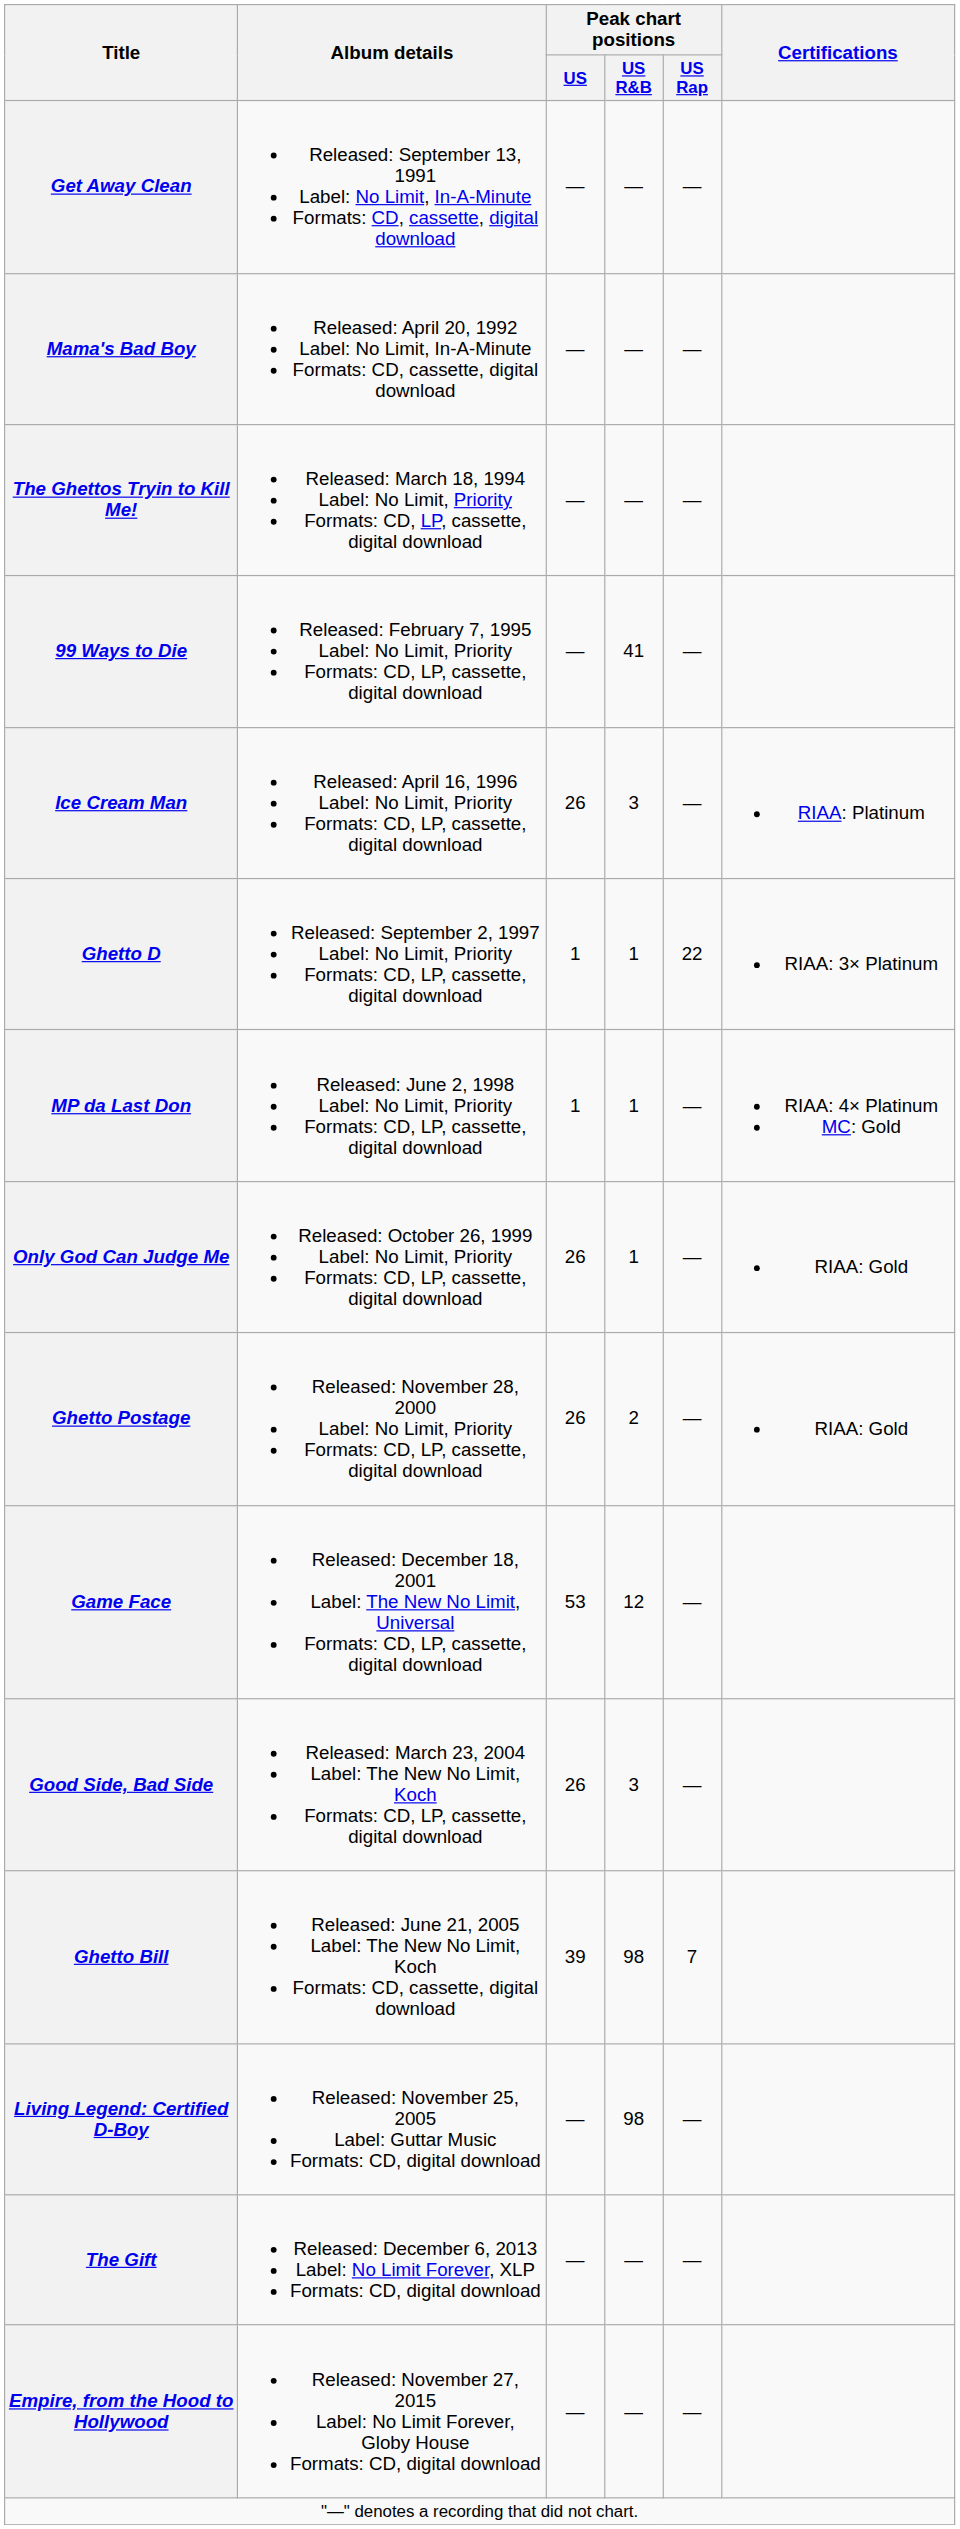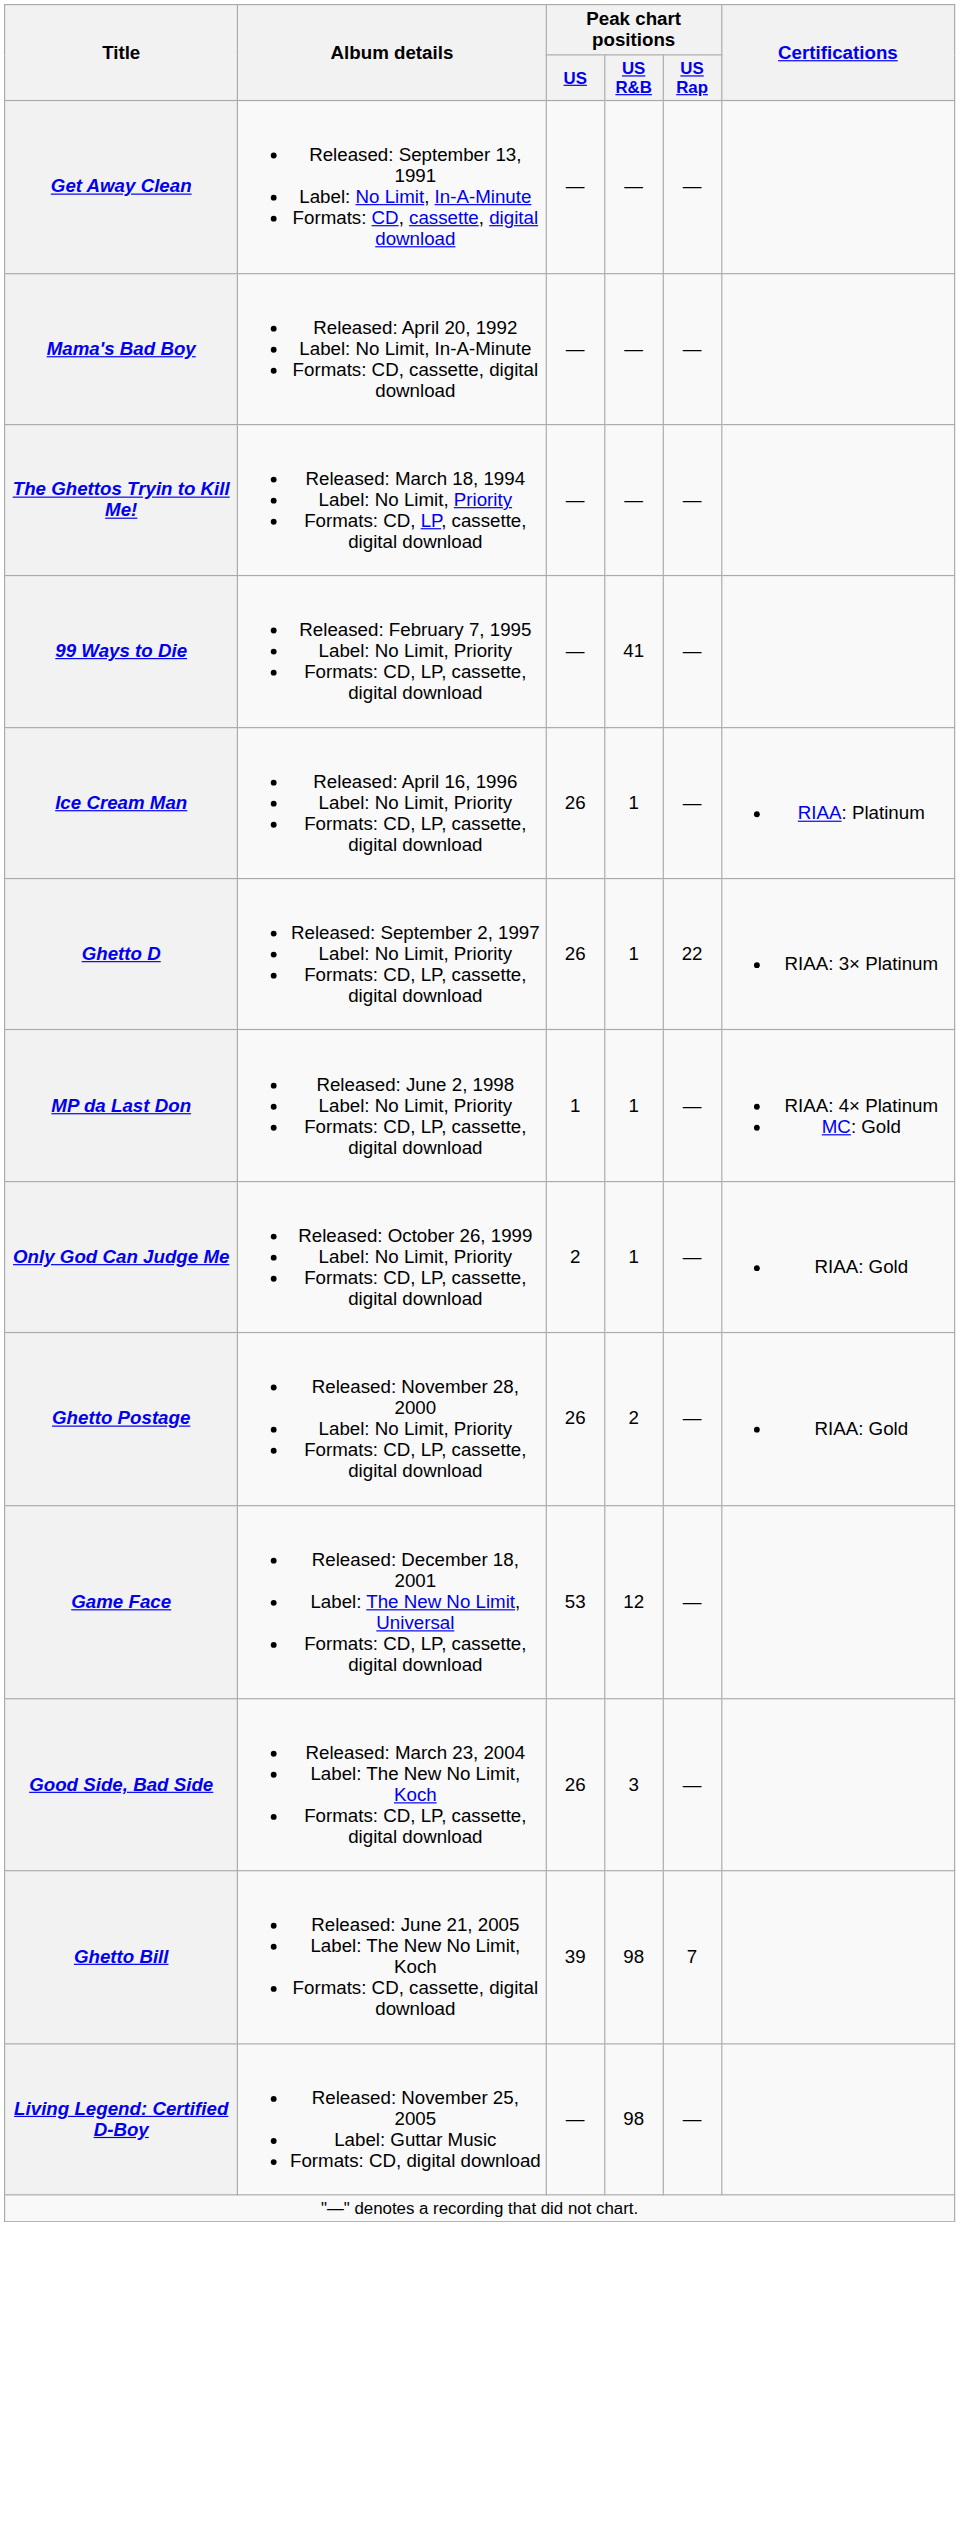(634, 802) 3 -> (634, 802) 1
(575, 954) 1 -> (575, 954) 26
(575, 1256) 26 -> (575, 1256) 2
- row: (121, 2259)
- row: (121, 2411)
